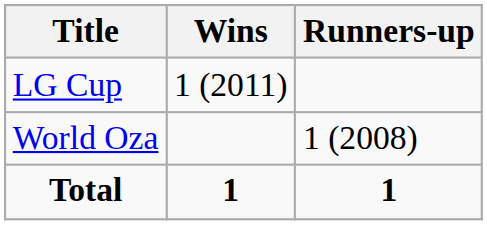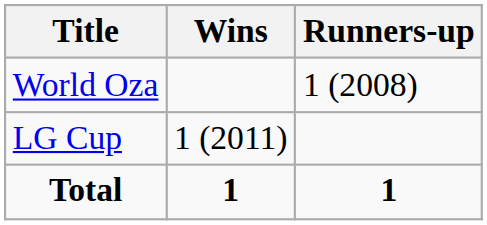rows swapped: (67, 84) <-> (86, 137)
